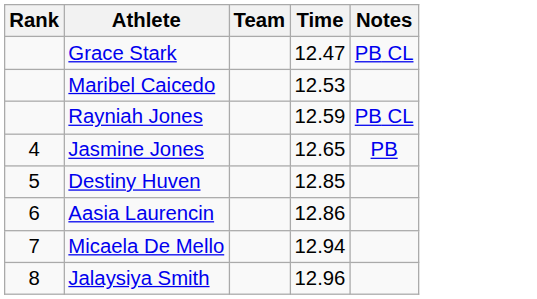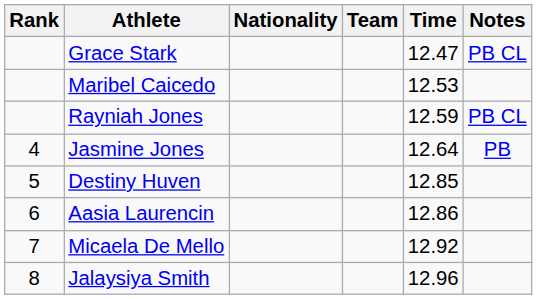+ column: (286, 20)
(320, 149) 12.65 -> (433, 149) 12.64
(320, 246) 12.94 -> (433, 246) 12.92
